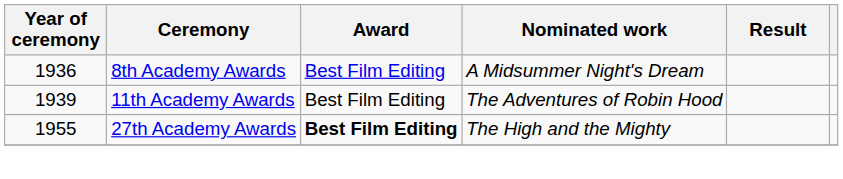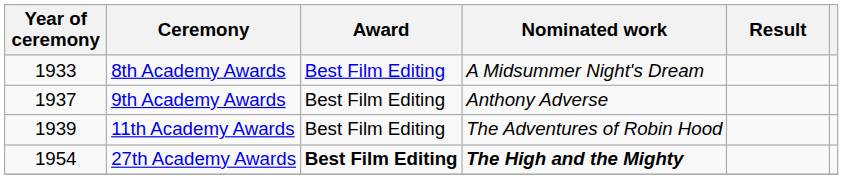(56, 70) 1936 -> (56, 70) 1933
+ row: (198, 99)
(56, 129) 1955 -> (56, 159) 1954
(568, 129) normal -> (575, 159) bold
